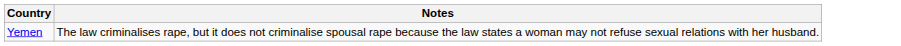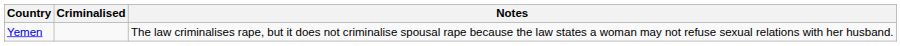+ column: (91, 13)
